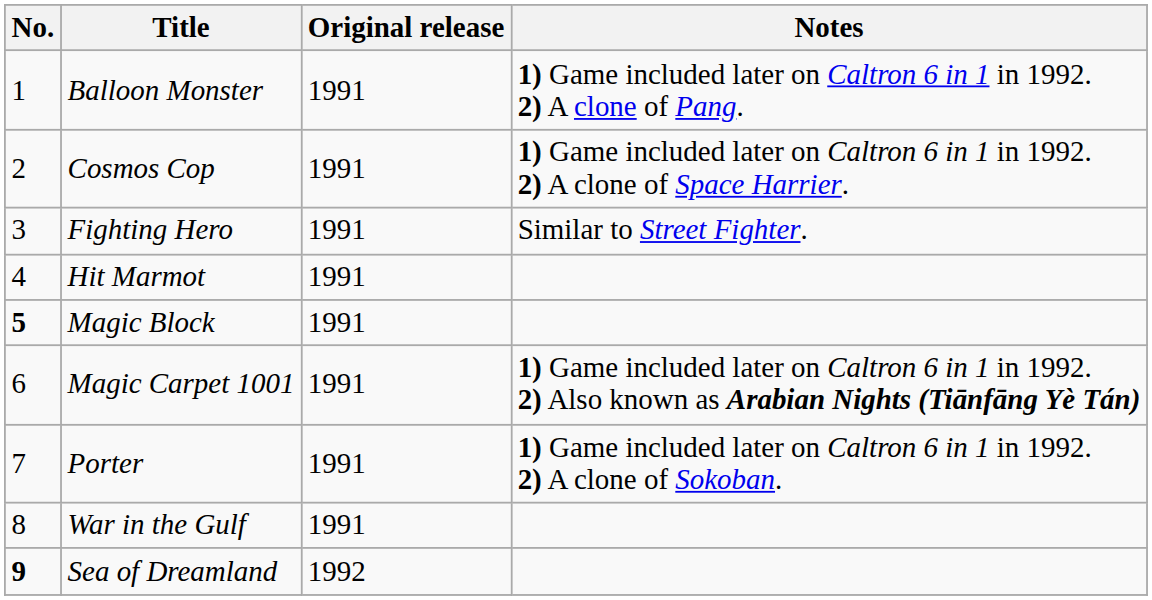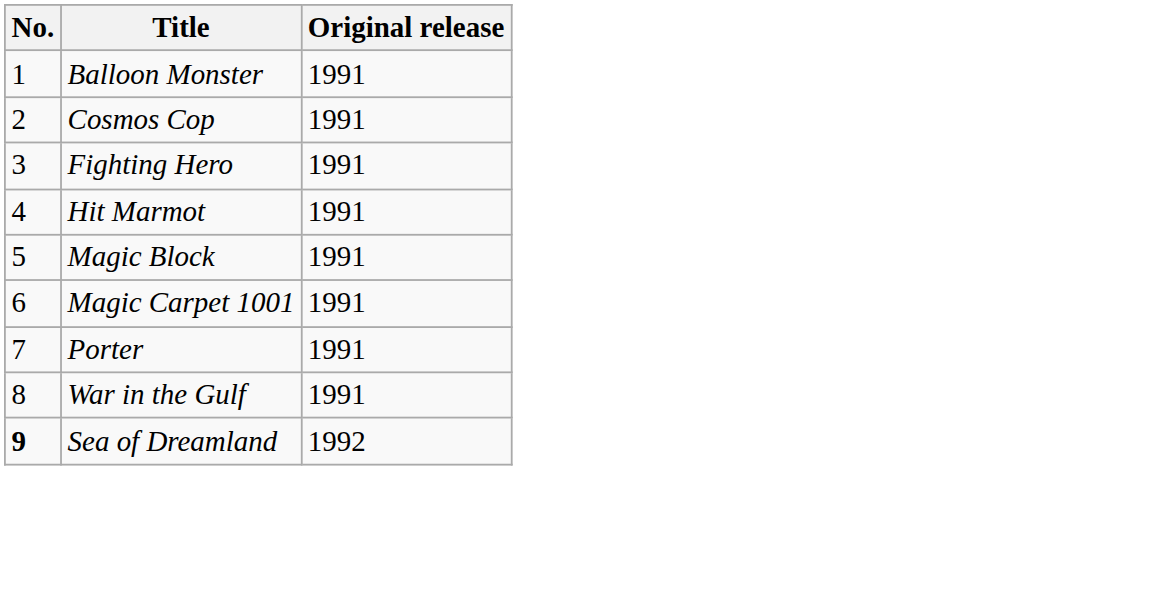- column: (829, 27)
(19, 322) bold -> (19, 257) normal
